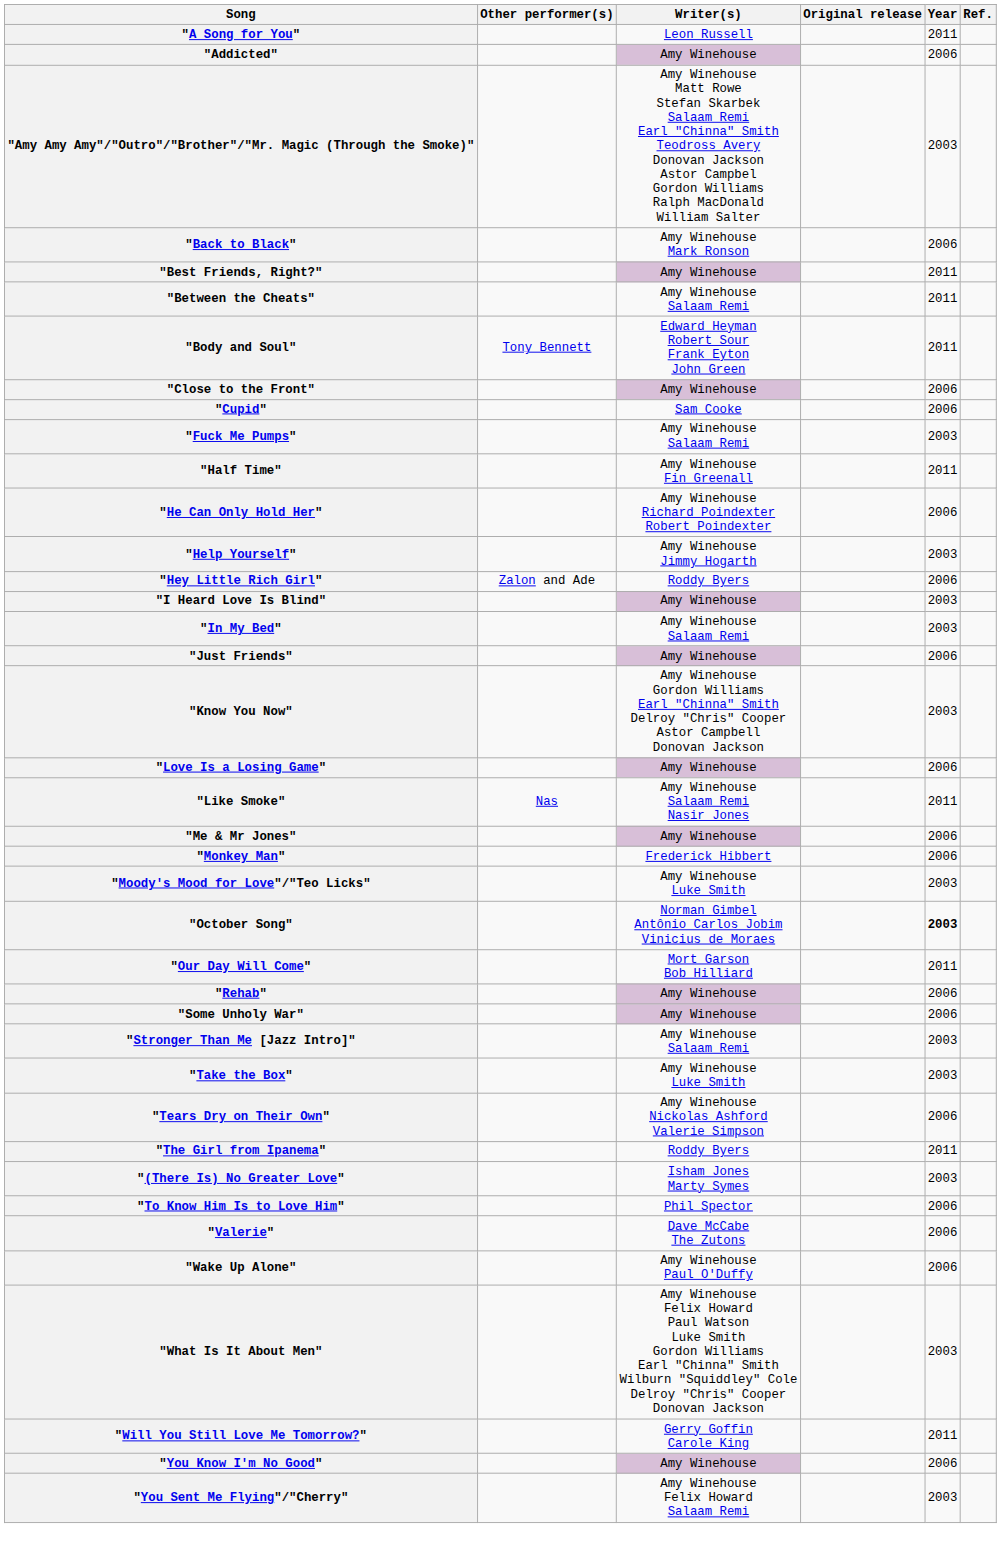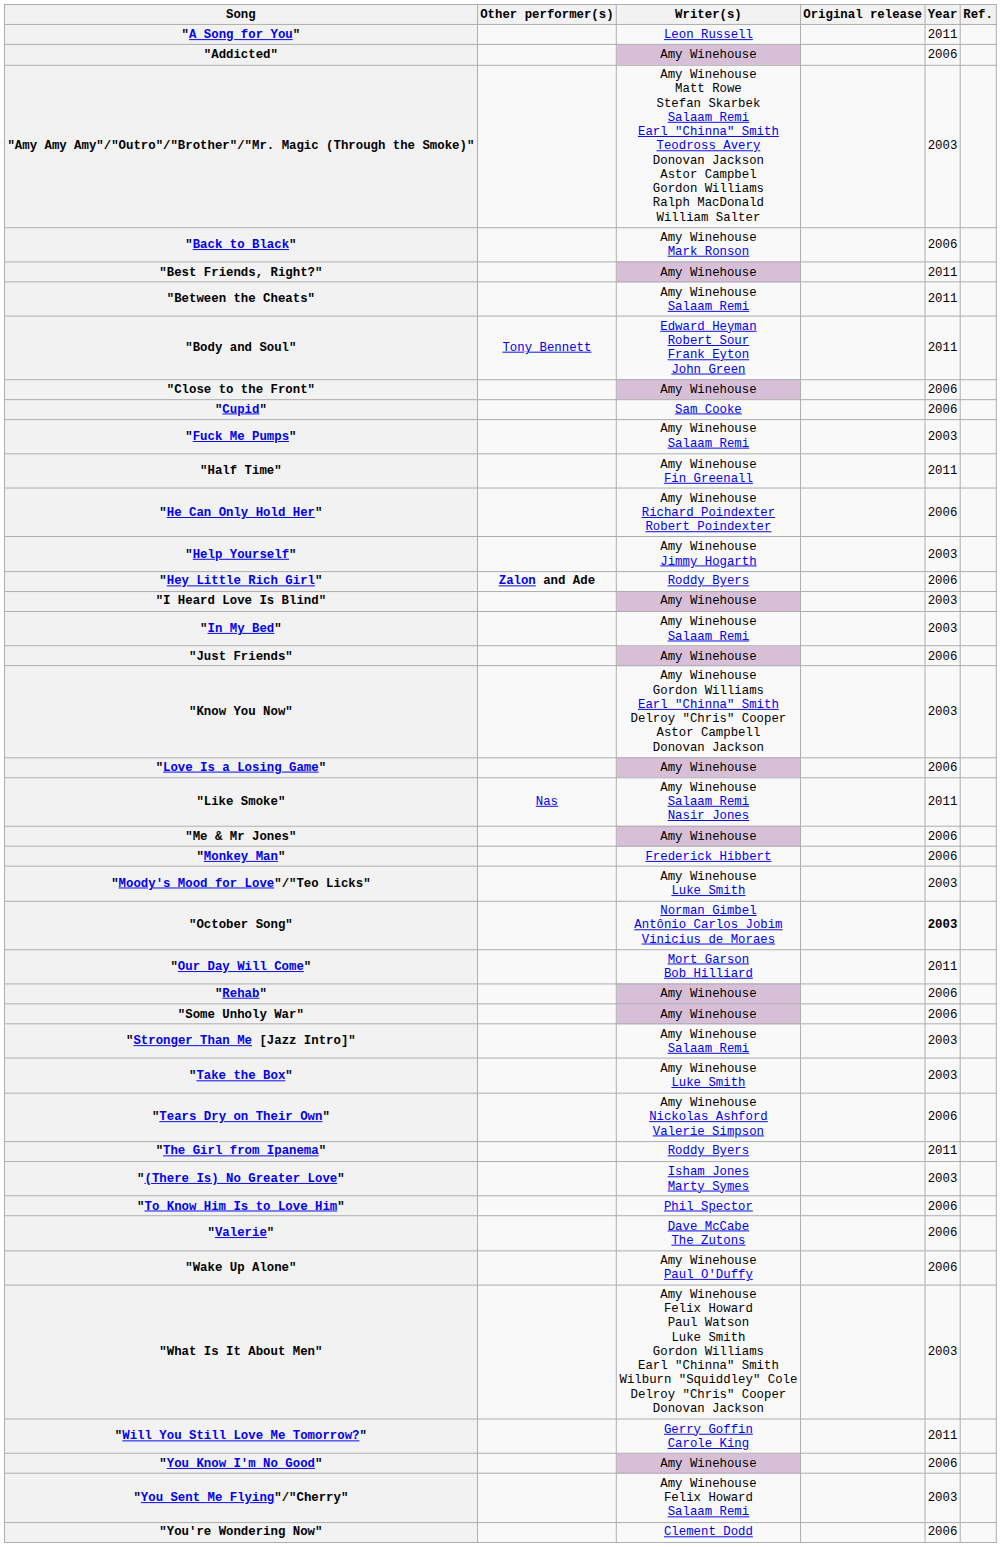(547, 581) normal -> (547, 581) bold
+ row: (241, 1532)
